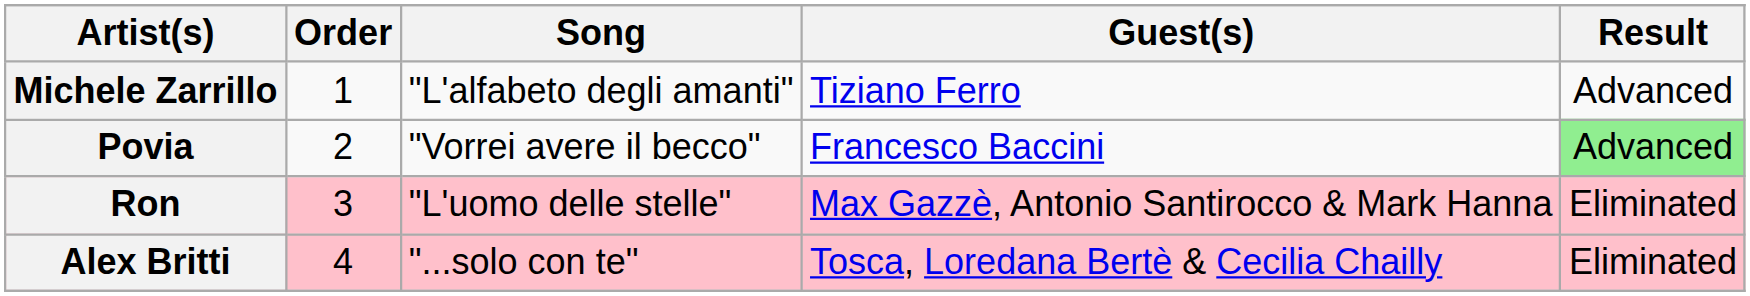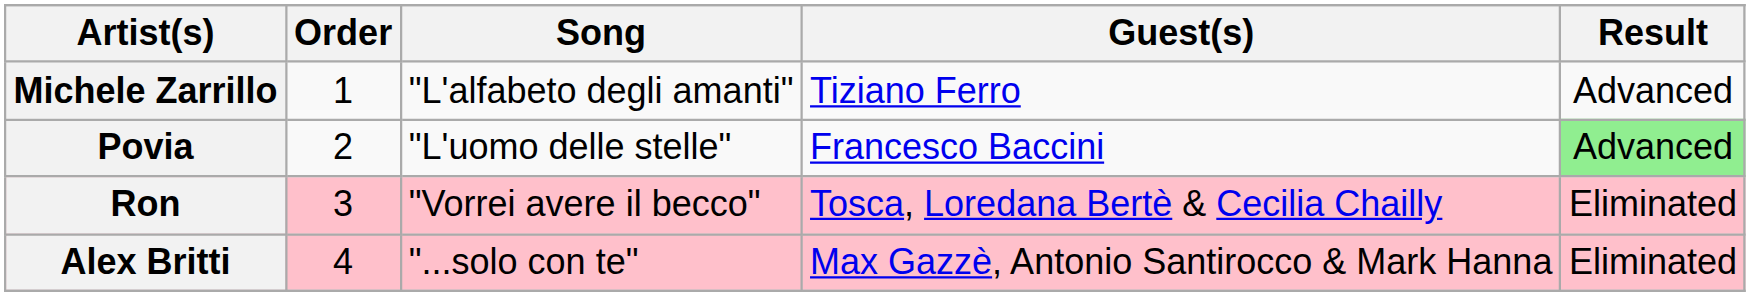(585, 147) "Vorrei avere il becco" -> (570, 147) "L'uomo delle stelle"
(570, 204) "L'uomo delle stelle" -> (585, 204) "Vorrei avere il becco"
(1181, 204) Max Gazzè, Antonio Santirocco & Mark Hanna -> (1126, 204) Tosca, Loredana Bertè & Cecilia Chailly
(1126, 261) Tosca, Loredana Bertè & Cecilia Chailly -> (1181, 261) Max Gazzè, Antonio Santirocco & Mark Hanna
